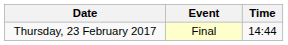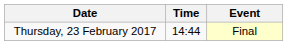columns swapped: (262, 13) <-> (204, 13)
